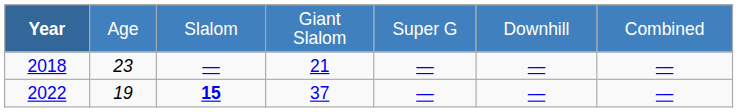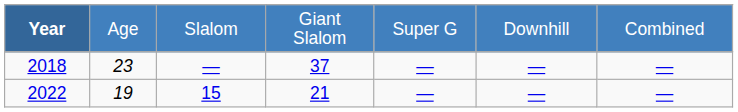(320, 66) 21 -> (320, 66) 37
(211, 93) bold -> (211, 93) normal
(320, 93) 37 -> (320, 93) 21
